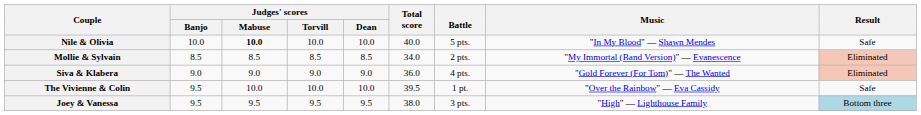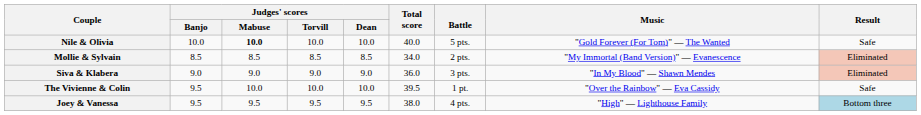(652, 42) "In My Blood" — Shawn Mendes -> (652, 42) "Gold Forever (For Tom)" — The Wanted
(460, 73) 4 pts. -> (460, 73) 3 pts.
(652, 73) "Gold Forever (For Tom)" — The Wanted -> (652, 73) "In My Blood" — Shawn Mendes
(460, 103) 3 pts. -> (460, 103) 4 pts.
